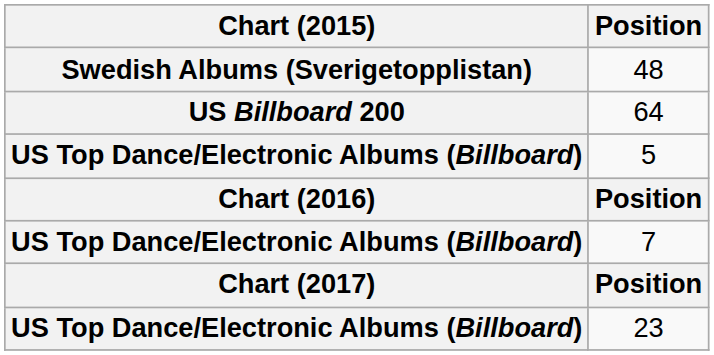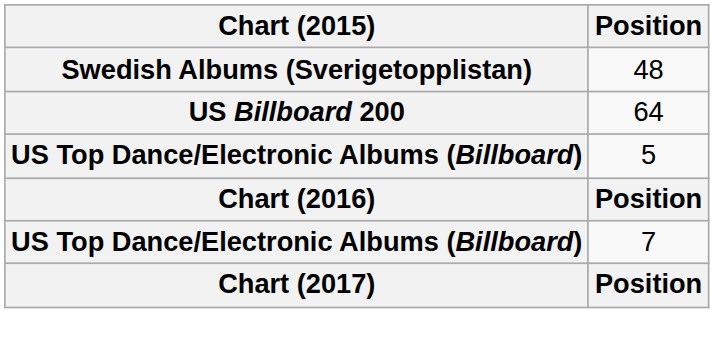- row: (649, 328)
